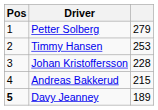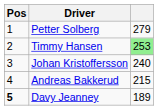(142, 47) no background -> (142, 47) lightgreen background
(142, 63) 228 -> (142, 63) 240
